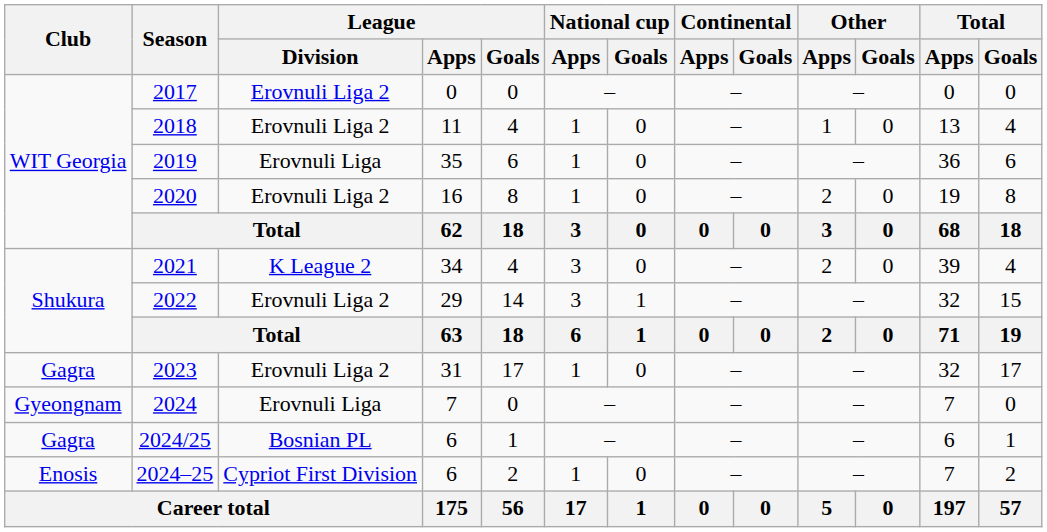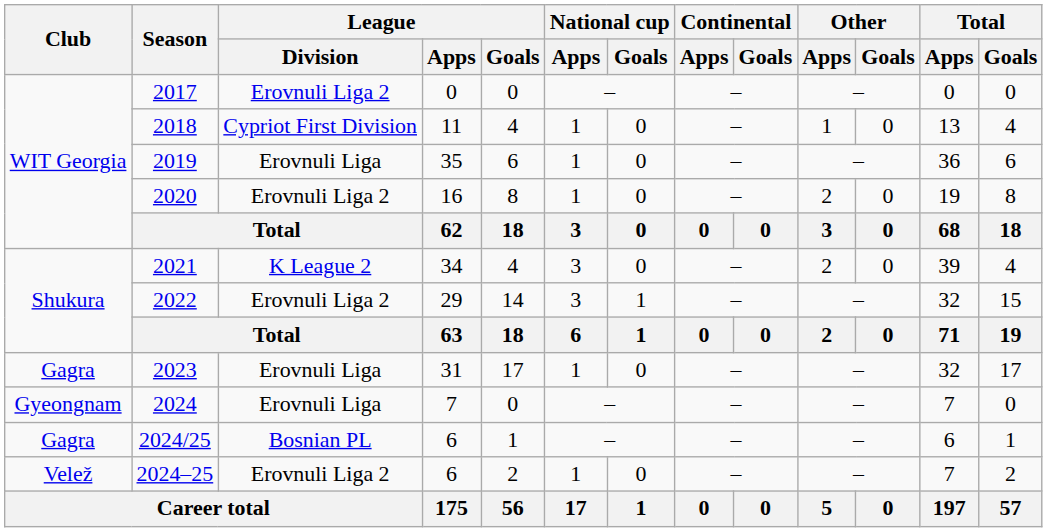(320, 126) Erovnuli Liga 2 -> (320, 126) Cypriot First Division
(320, 369) Erovnuli Liga 2 -> (320, 369) Erovnuli Liga
(68, 473) Enosis -> (68, 473) Velež
(320, 473) Cypriot First Division -> (320, 473) Erovnuli Liga 2
